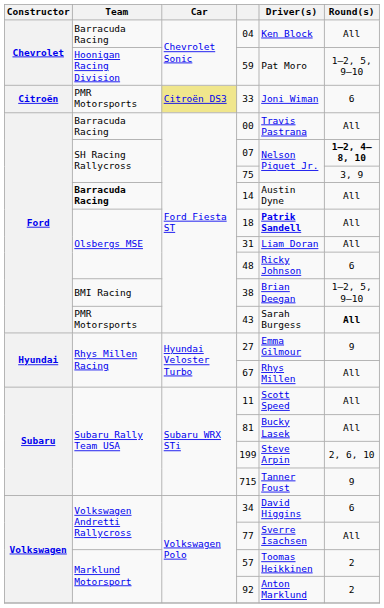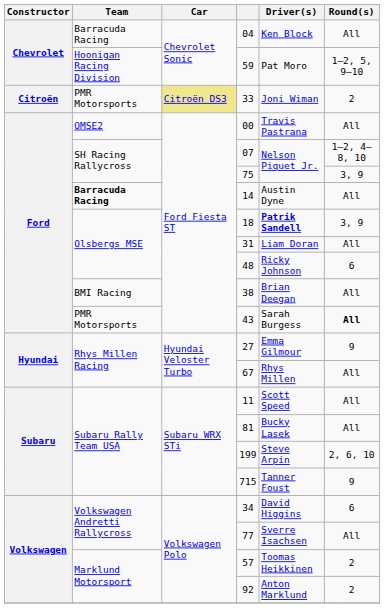(352, 99) 6 -> (352, 99) 2
(100, 126) Barracuda Racing -> (89, 126) OMSE2
(352, 153) bold -> (352, 153) normal
(352, 223) All -> (352, 223) 3, 9
(352, 293) 1–2, 5, 9–10 -> (352, 293) All
